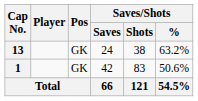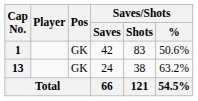rows swapped: (18, 68) <-> (18, 50)
